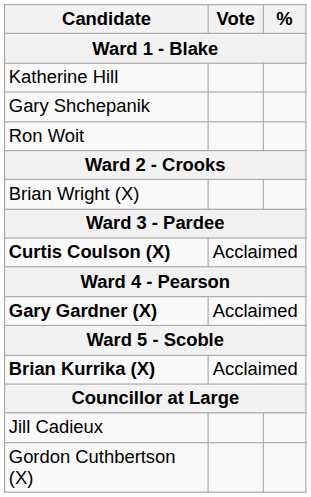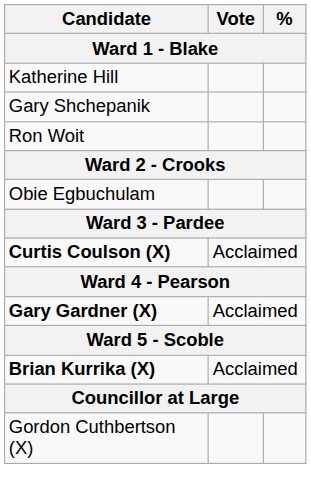+ row: (82, 194)
- row: (74, 194)
- row: (56, 427)
